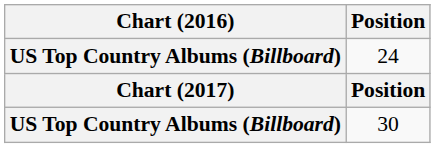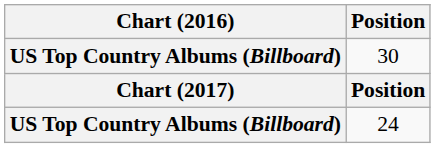rows swapped: (388, 55) <-> (388, 124)
